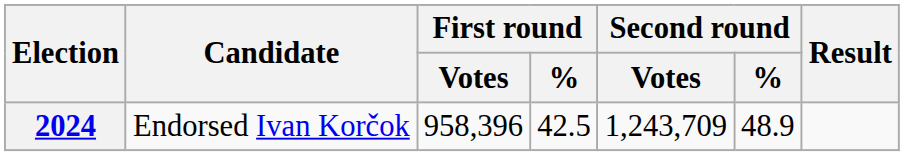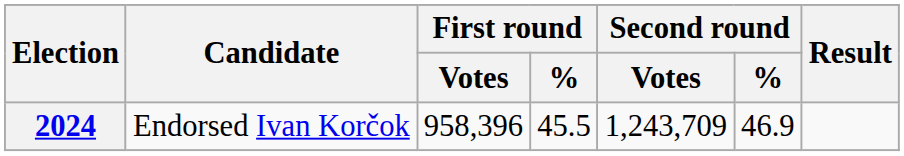(564, 125) 42.5 -> (564, 125) 45.5
(768, 125) 48.9 -> (768, 125) 46.9
